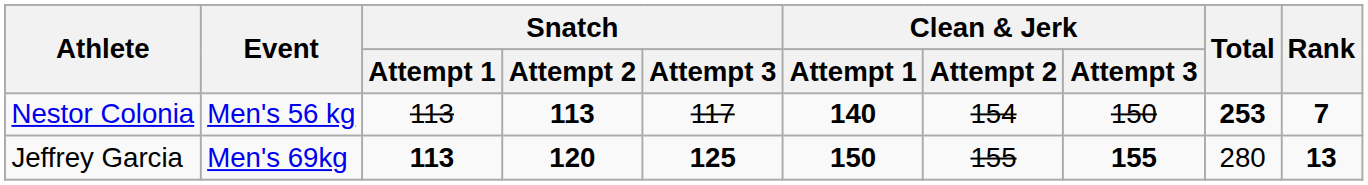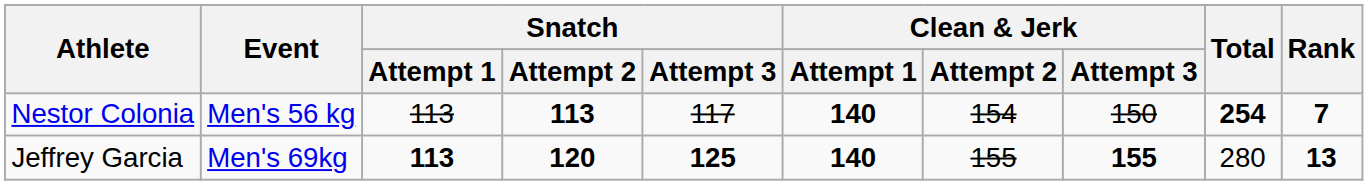(1243, 115) 253 -> (1243, 115) 254
(853, 158) 150 -> (853, 158) 140
